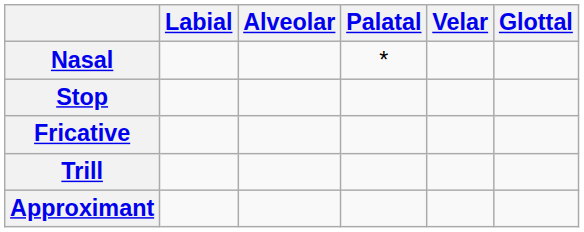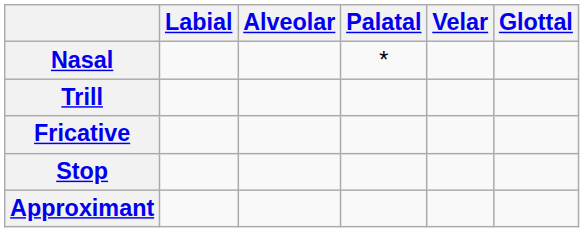rows swapped: (82, 97) <-> (82, 171)
